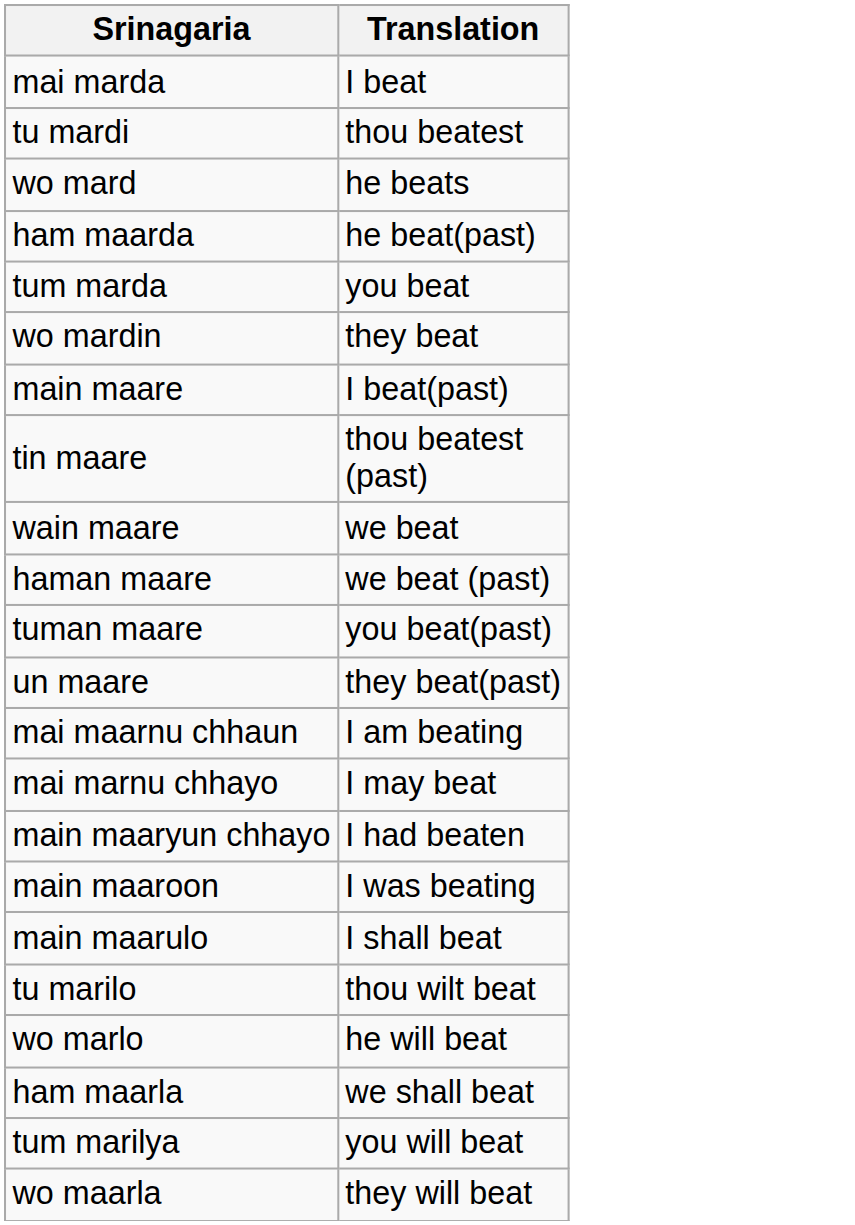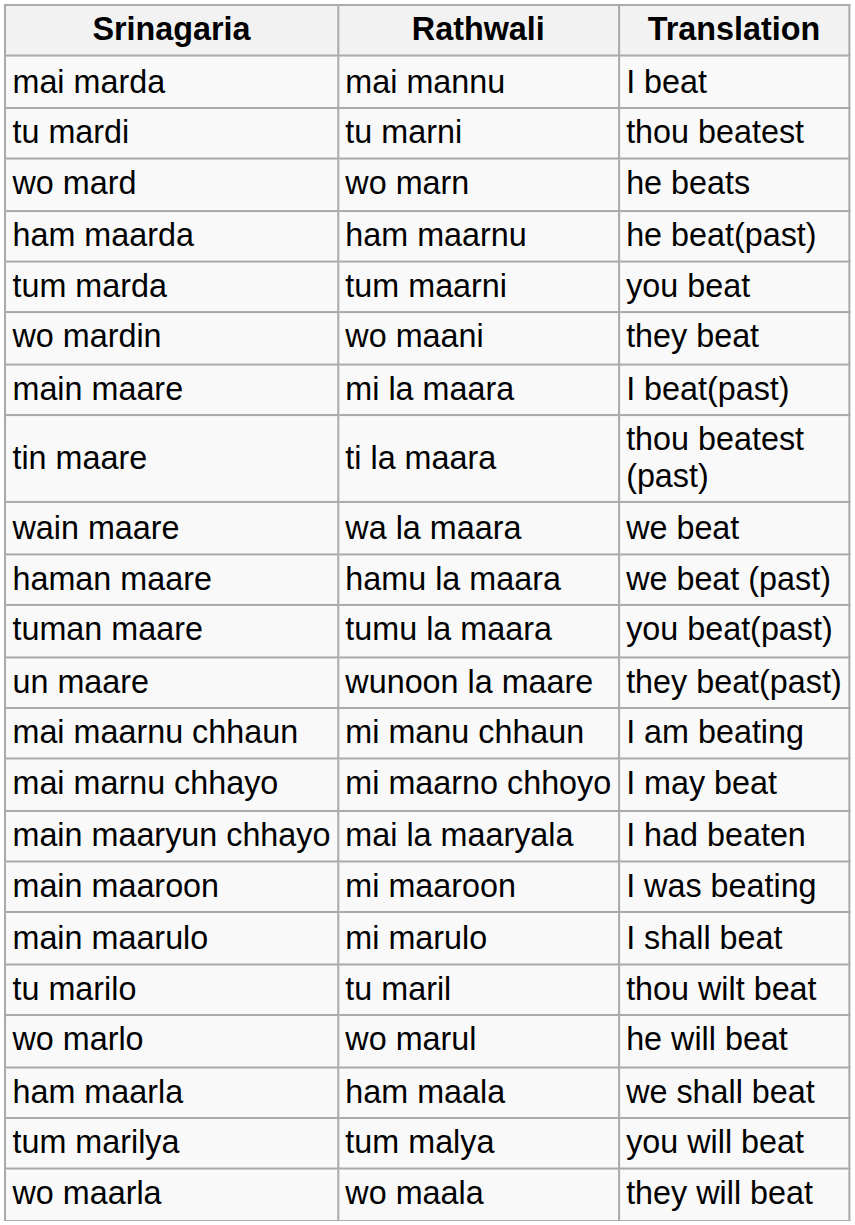+ column: (478, 30)
